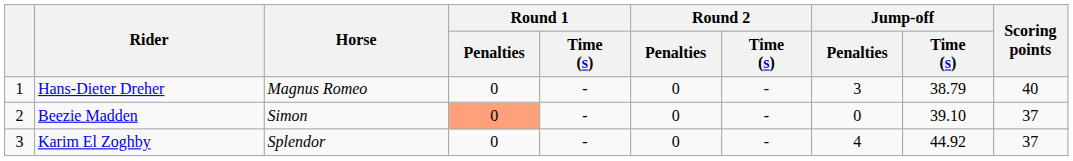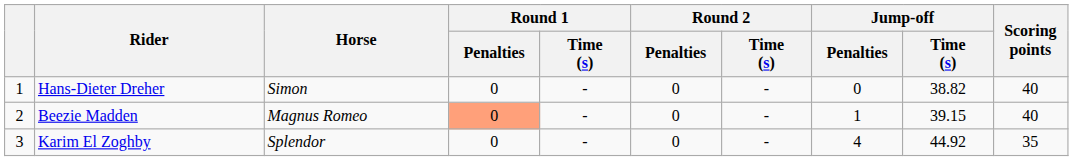(317, 89) Magnus Romeo -> (287, 89) Simon
(857, 89) 3 -> (857, 89) 0
(948, 89) 38.79 -> (948, 89) 38.82
(287, 116) Simon -> (317, 116) Magnus Romeo
(857, 116) 0 -> (857, 116) 1
(948, 116) 39.10 -> (948, 116) 39.15
(1030, 116) 37 -> (1030, 116) 40
(1030, 142) 37 -> (1030, 142) 35
